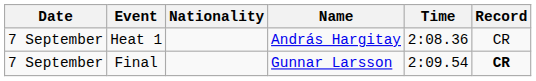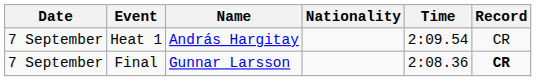columns swapped: (336, 16) <-> (217, 16)
(438, 40) 2:08.36 -> (438, 40) 2:09.54
(438, 63) 2:09.54 -> (438, 63) 2:08.36
